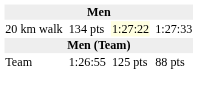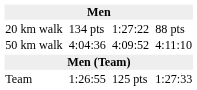(131, 28) lightyellow background -> (131, 28) no background
(174, 28) 1:27:33 -> (170, 28) 88 pts
+ row: (34, 45)
(170, 62) 88 pts -> (174, 79) 1:27:33
